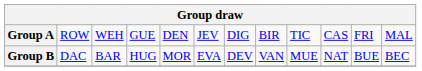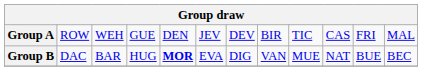(238, 35) DIG -> (242, 35) DEV
(177, 55) normal -> (178, 55) bold
(240, 55) DEV -> (240, 55) DIG
